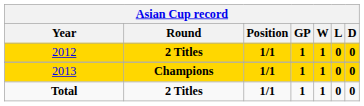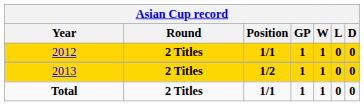(184, 71) Champions -> (184, 71) 2 Titles
(267, 71) 1/1 -> (267, 71) 1/2
